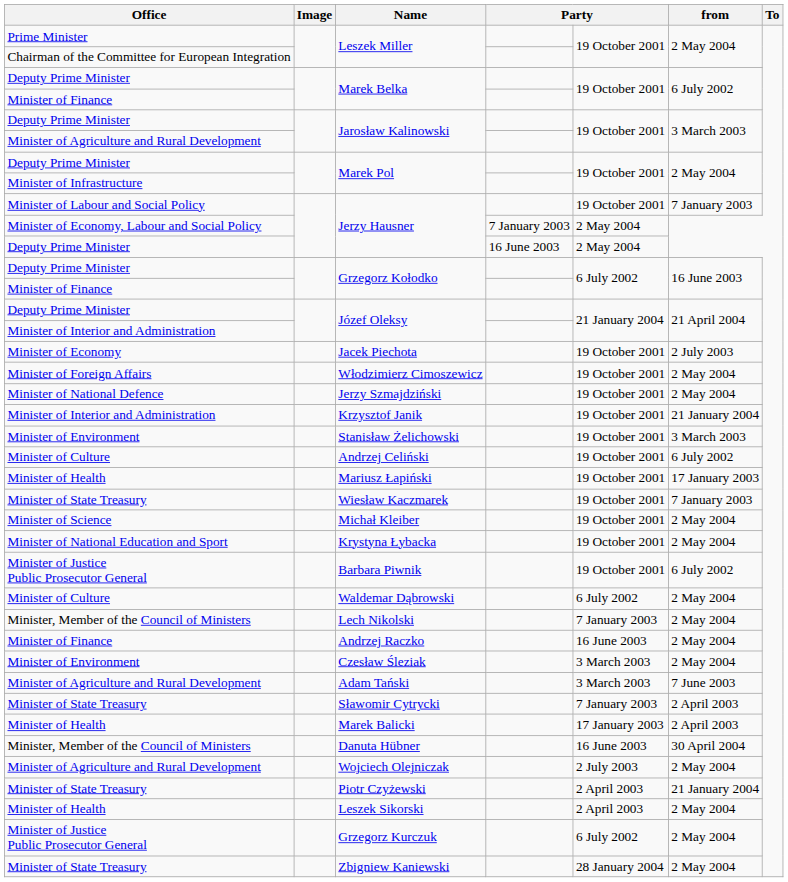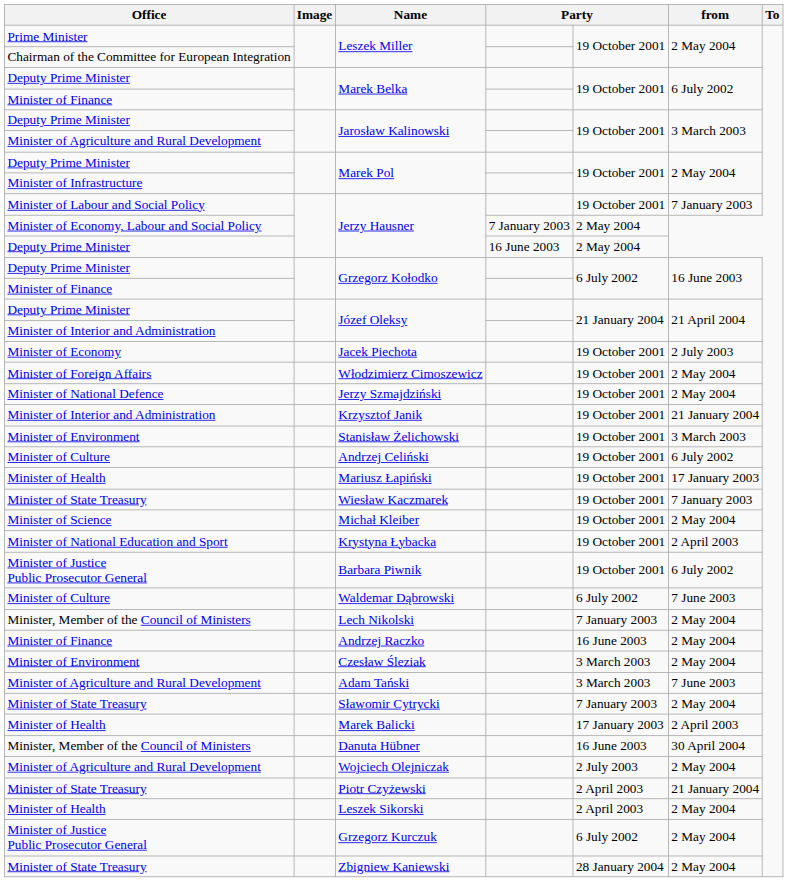(703, 541) 2 May 2004 -> (705, 541) 2 April 2003
(703, 598) 2 May 2004 -> (703, 598) 7 June 2003
(705, 703) 2 April 2003 -> (703, 703) 2 May 2004
